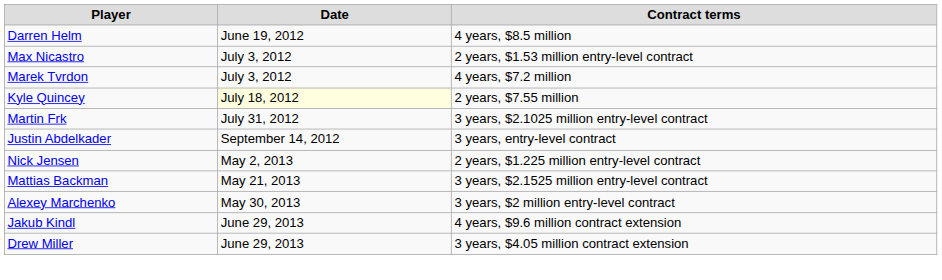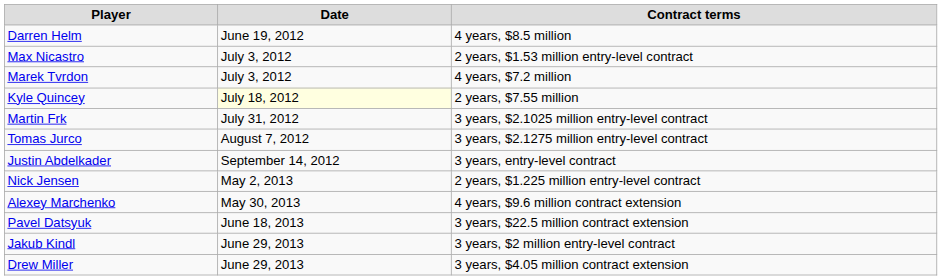+ row: (45, 139)
- row: (58, 181)
(565, 202) 3 years, $2 million entry-level contract -> (568, 202) 4 years, $9.6 million contract extension
+ row: (49, 222)
(568, 222) 4 years, $9.6 million contract extension -> (565, 243) 3 years, $2 million entry-level contract
